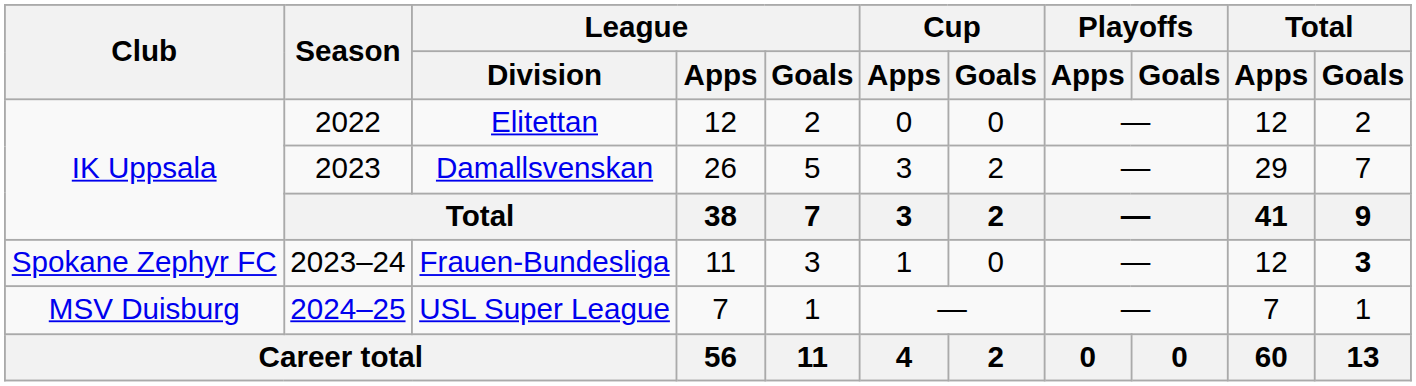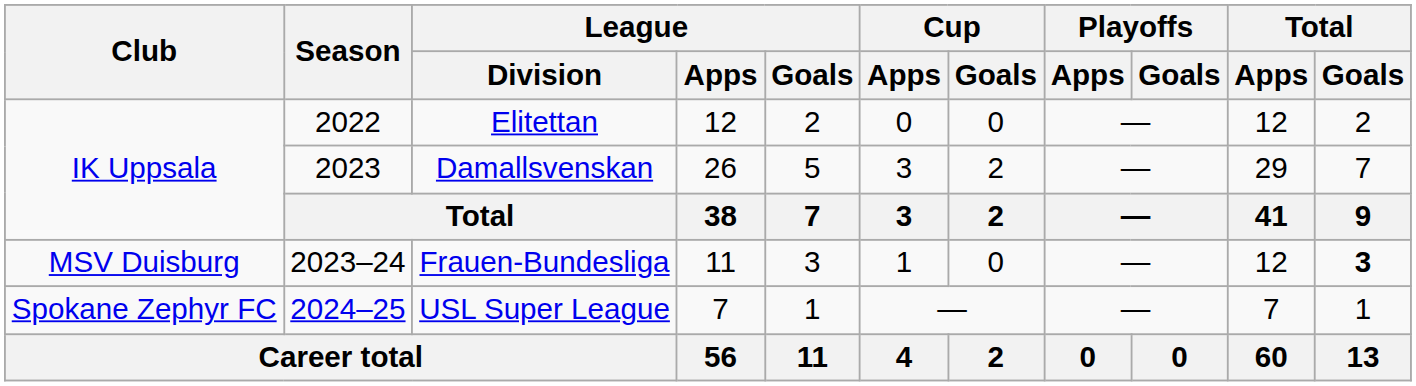(144, 262) Spokane Zephyr FC -> (144, 262) MSV Duisburg
(144, 309) MSV Duisburg -> (144, 309) Spokane Zephyr FC
